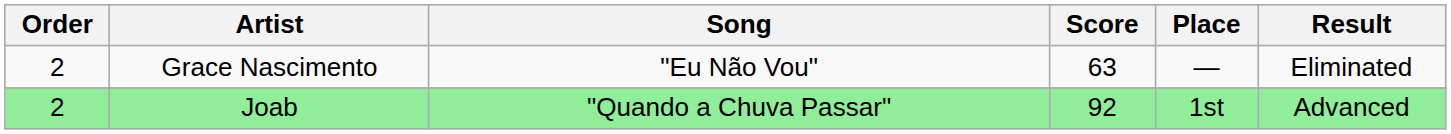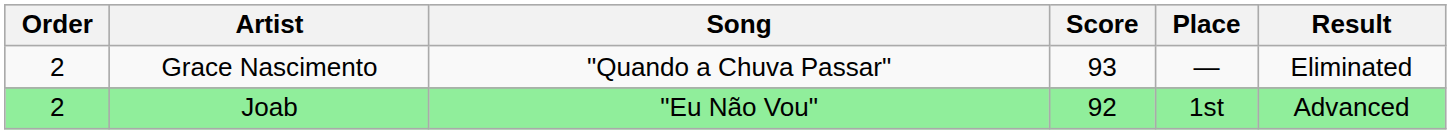(739, 66) "Eu Não Vou" -> (739, 66) "Quando a Chuva Passar"
(1102, 66) 63 -> (1102, 66) 93
(739, 107) "Quando a Chuva Passar" -> (739, 107) "Eu Não Vou"
